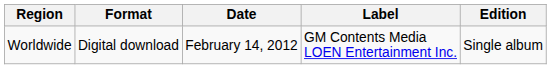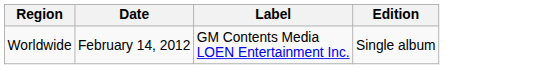- column: (128, 15)
